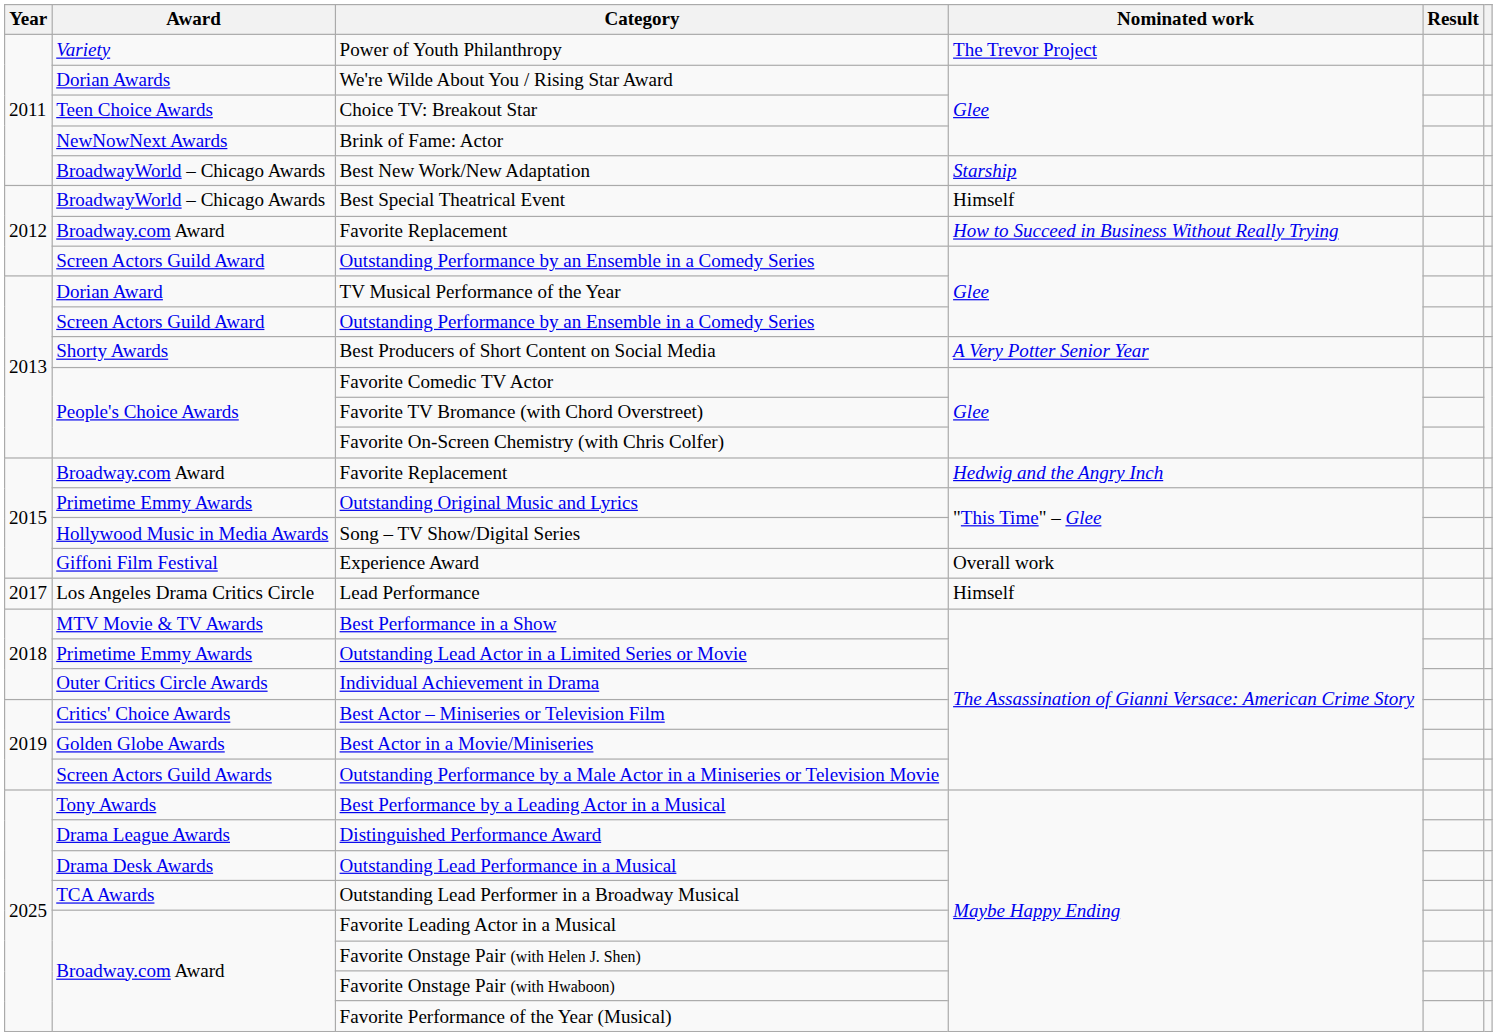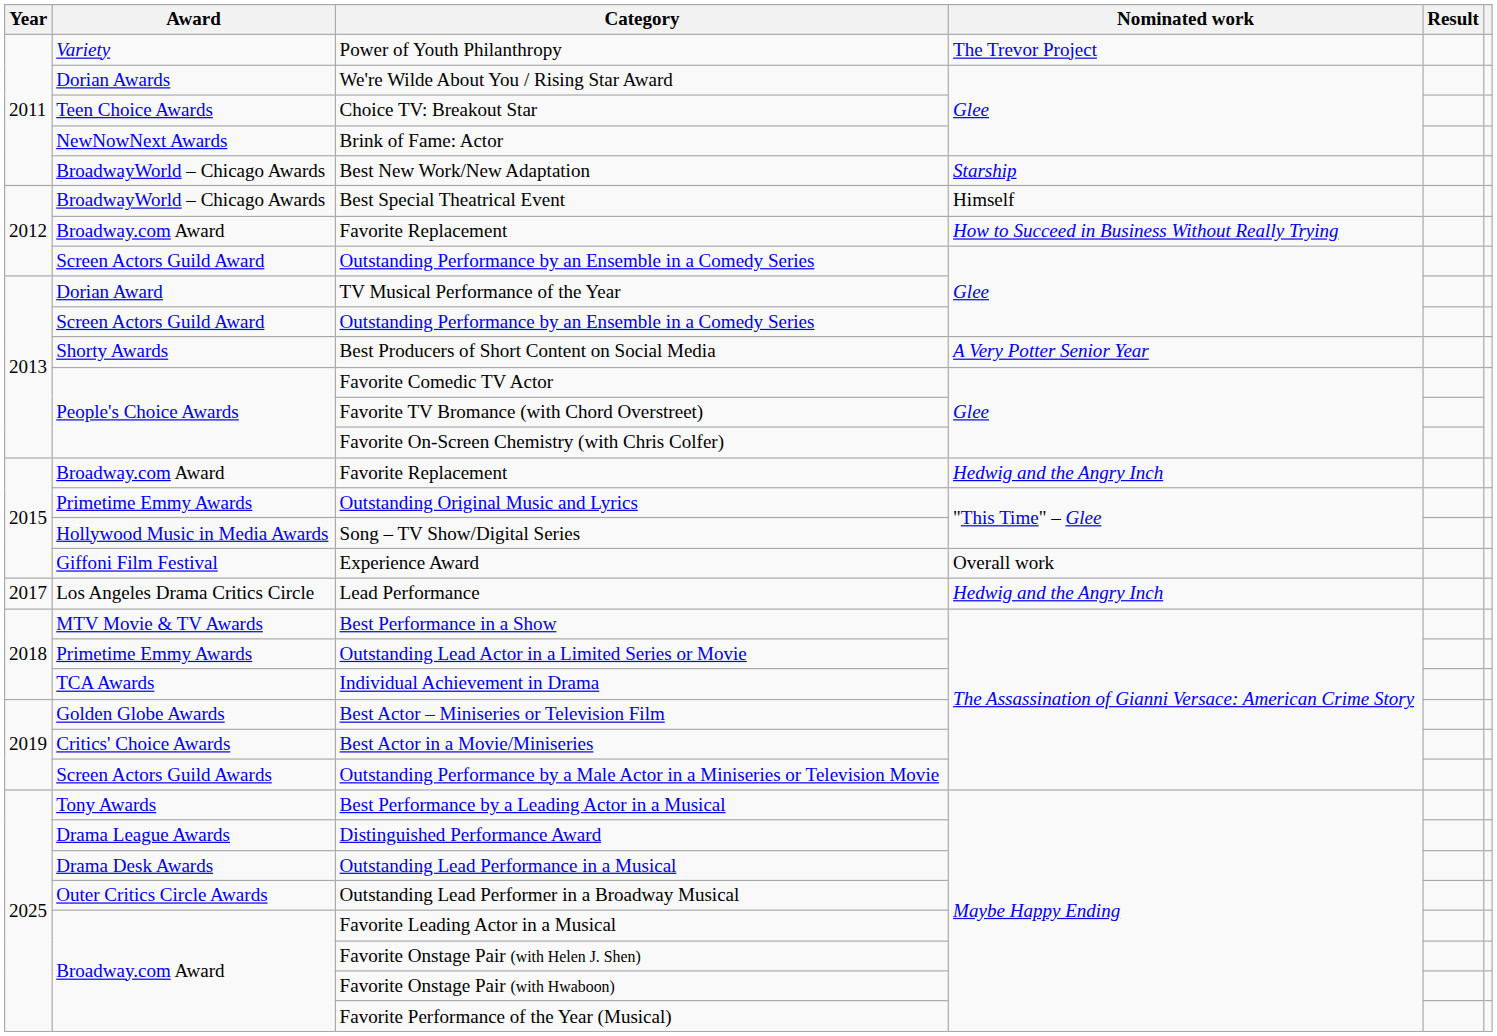(984, 593) Himself -> (1058, 593) Hedwig and the Angry Inch
(162, 683) Outer Critics Circle Awards -> (105, 683) TCA Awards
(143, 714) Critics' Choice Awards -> (140, 714) Golden Globe Awards
(140, 744) Golden Globe Awards -> (143, 744) Critics' Choice Awards
(105, 895) TCA Awards -> (162, 895) Outer Critics Circle Awards
